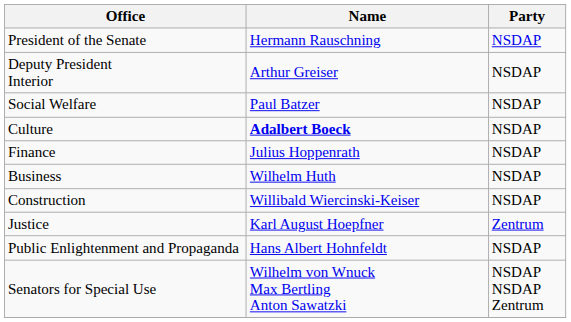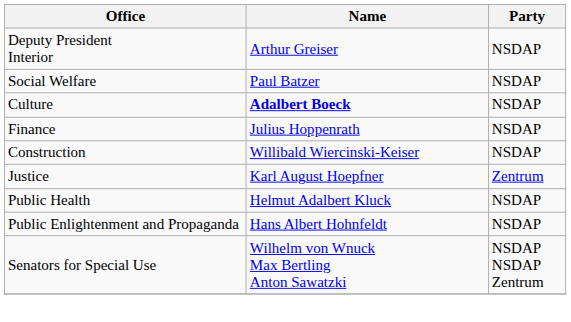- row: (77, 40)
- row: (35, 176)
+ row: (49, 200)
